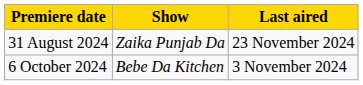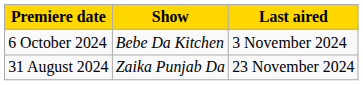rows swapped: (58, 42) <-> (57, 67)
